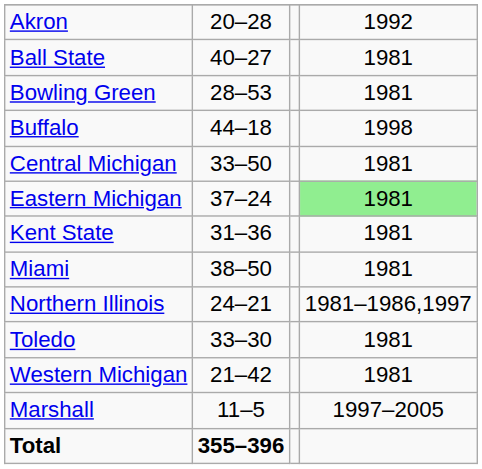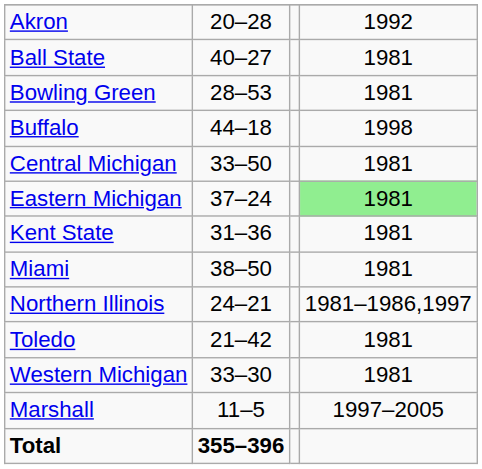(241, 339) 33–30 -> (241, 339) 21–42
(241, 374) 21–42 -> (241, 374) 33–30
